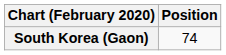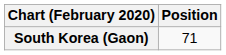(190, 38) 74 -> (190, 38) 71
